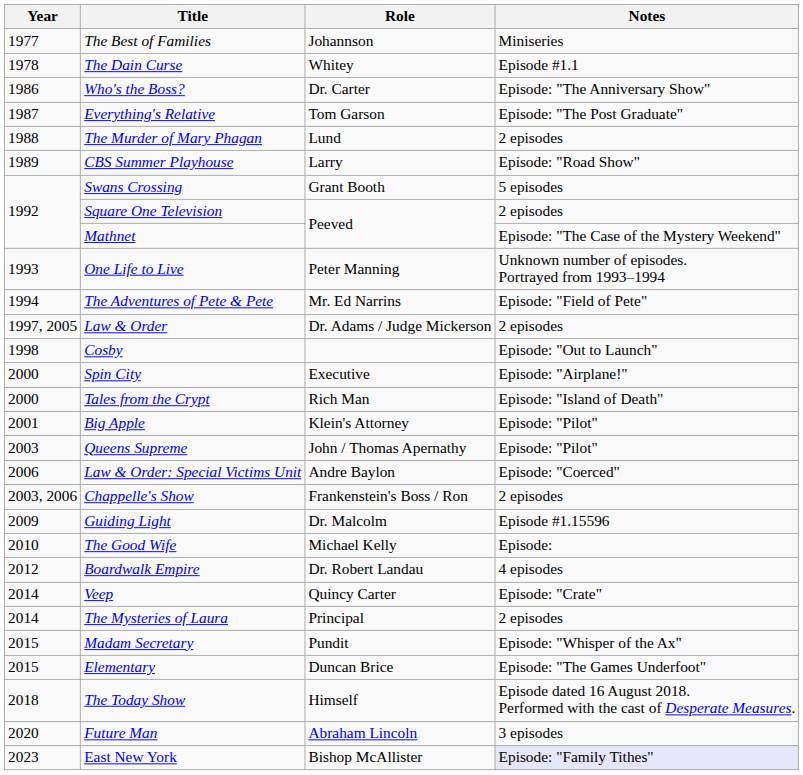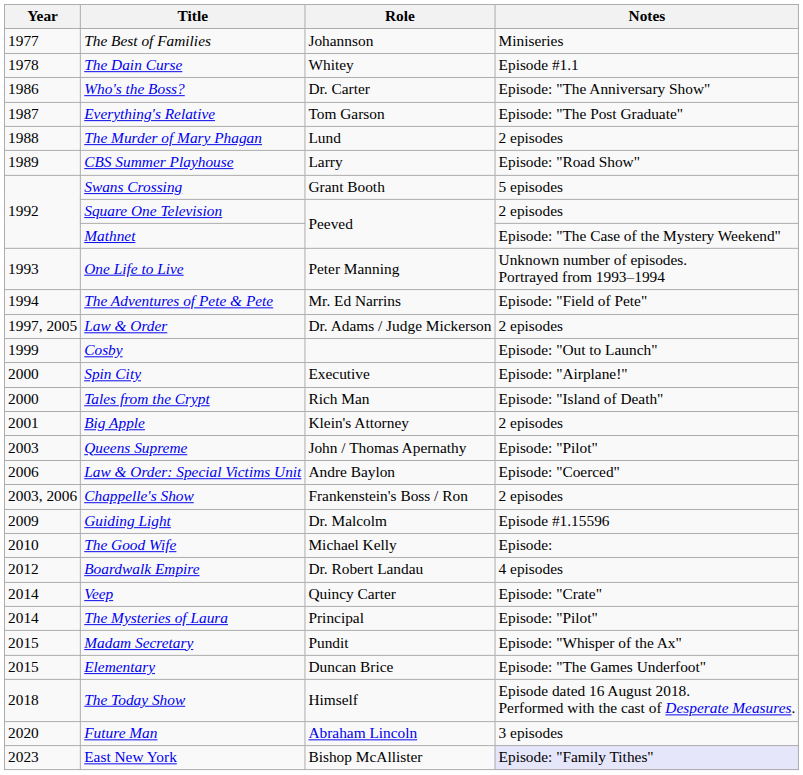(23, 350) 1998 -> (23, 350) 1999
(548, 423) Episode: "Pilot" -> (531, 423) 2 episodes
(531, 618) 2 episodes -> (548, 618) Episode: "Pilot"
